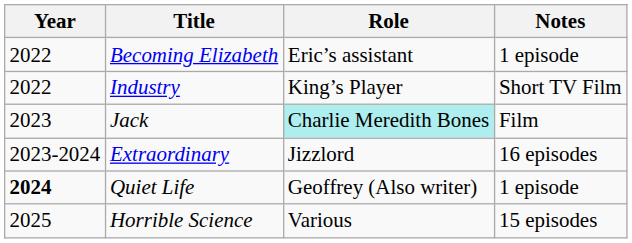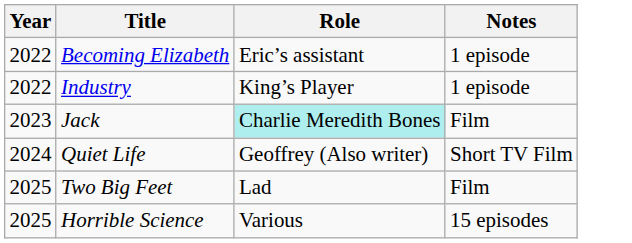(560, 87) Short TV Film -> (490, 87) 1 episode
- row: (170, 154)
(30, 187) bold -> (30, 154) normal
(539, 187) 1 episode -> (511, 154) Short TV Film
+ row: (117, 187)
